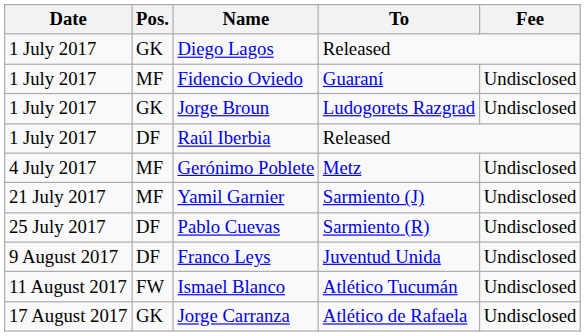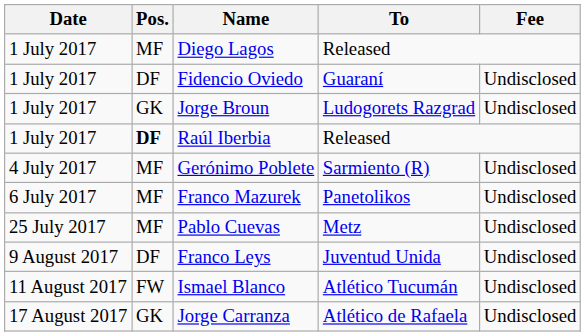(150, 49) GK -> (150, 49) MF
(150, 78) MF -> (148, 78) DF
(148, 138) normal -> (149, 138) bold
(342, 167) Metz -> (376, 167) Sarmiento (R)
+ row: (239, 197)
- row: (231, 197)
(148, 227) DF -> (150, 227) MF
(376, 227) Sarmiento (R) -> (342, 227) Metz
